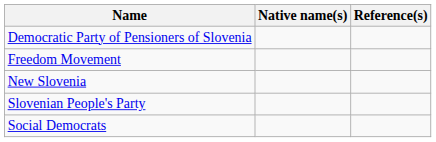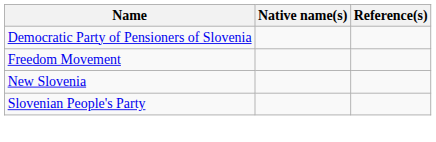- row: (57, 125)
